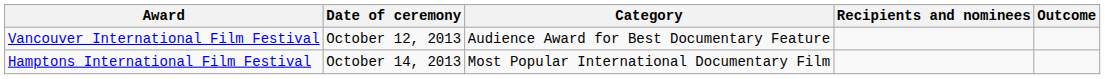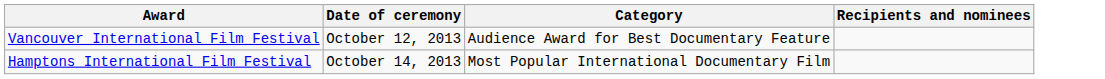- column: (1067, 16)
